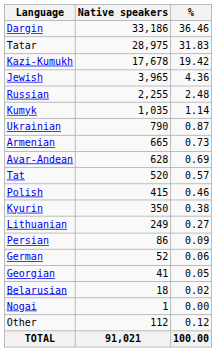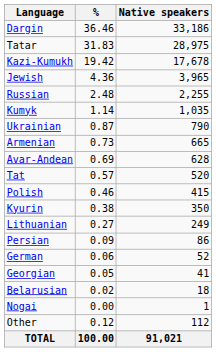columns swapped: (123, 13) <-> (191, 13)
